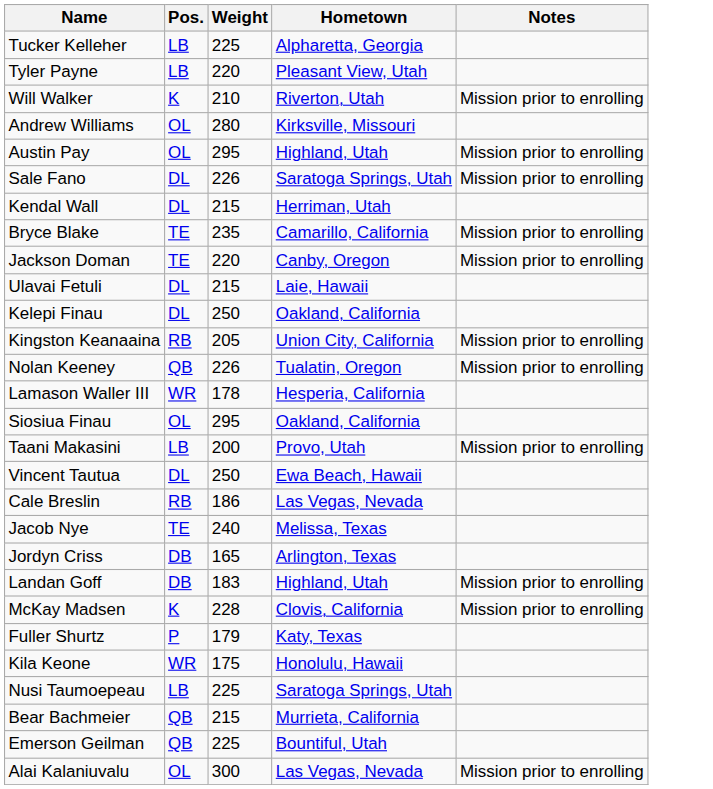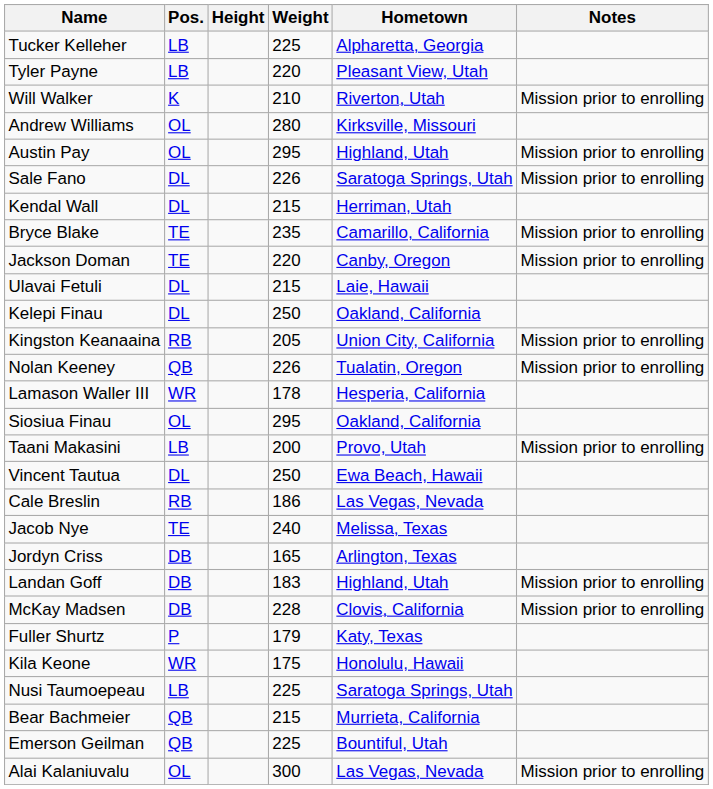+ column: (238, 17)
(174, 609) K -> (180, 609) DB
